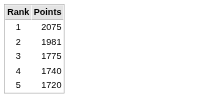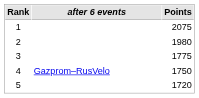+ column: (97, 12)
(51, 42) 1981 -> (182, 42) 1980
(51, 71) 1740 -> (182, 71) 1750
